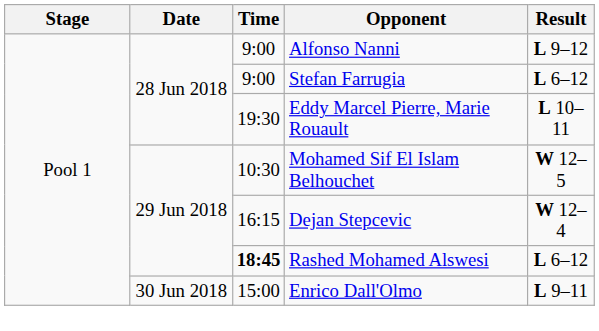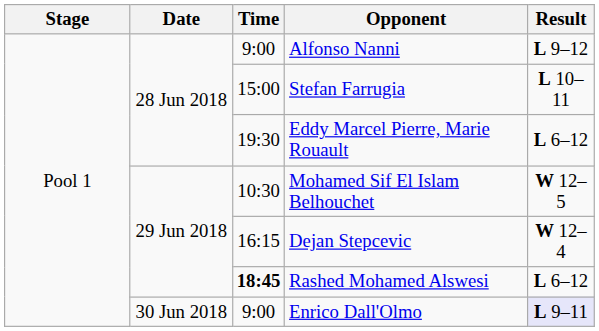(259, 78) 9:00 -> (259, 89) 15:00
(561, 78) L 6–12 -> (561, 89) L 10–11
(561, 118) L 10–11 -> (561, 140) L 6–12
(259, 290) 15:00 -> (259, 311) 9:00
(561, 290) no background -> (561, 311) lavender background
